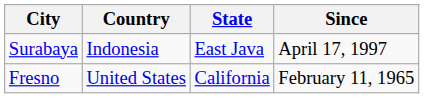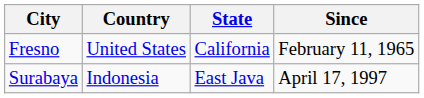rows swapped: (34, 78) <-> (43, 48)
